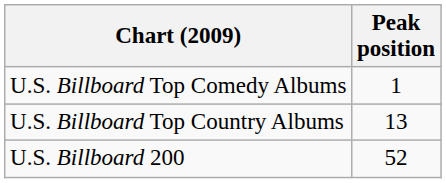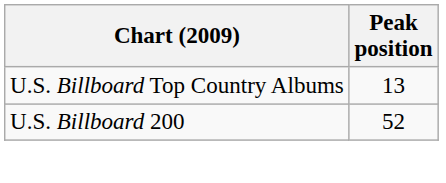- row: (178, 85)
